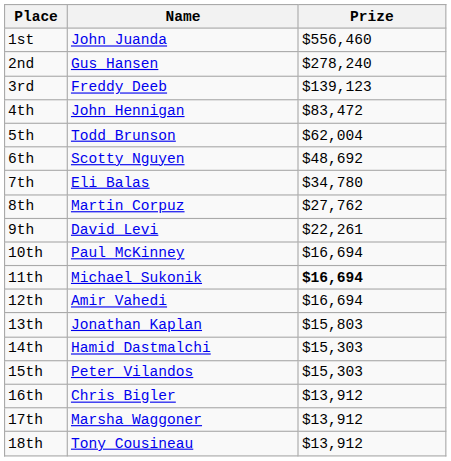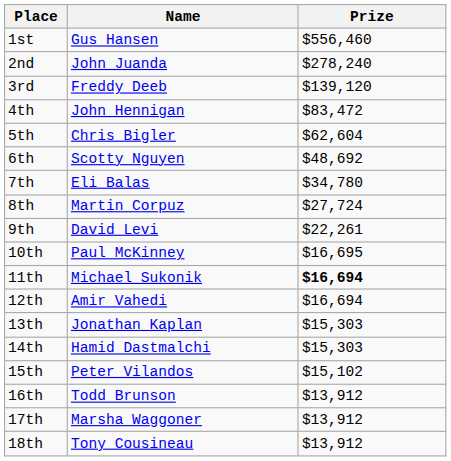(119, 40) John Juanda -> (115, 40) Gus Hansen
(115, 64) Gus Hansen -> (119, 64) John Juanda
(337, 88) $139,123 -> (337, 88) $139,120
(123, 135) Todd Brunson -> (123, 135) Chris Bigler
(332, 135) $62,004 -> (332, 135) $62,604
(332, 206) $27,762 -> (332, 206) $27,724
(332, 254) $16,694 -> (332, 254) $16,695
(332, 325) $15,803 -> (332, 325) $15,303
(332, 372) $15,303 -> (332, 372) $15,102
(123, 396) Chris Bigler -> (123, 396) Todd Brunson
